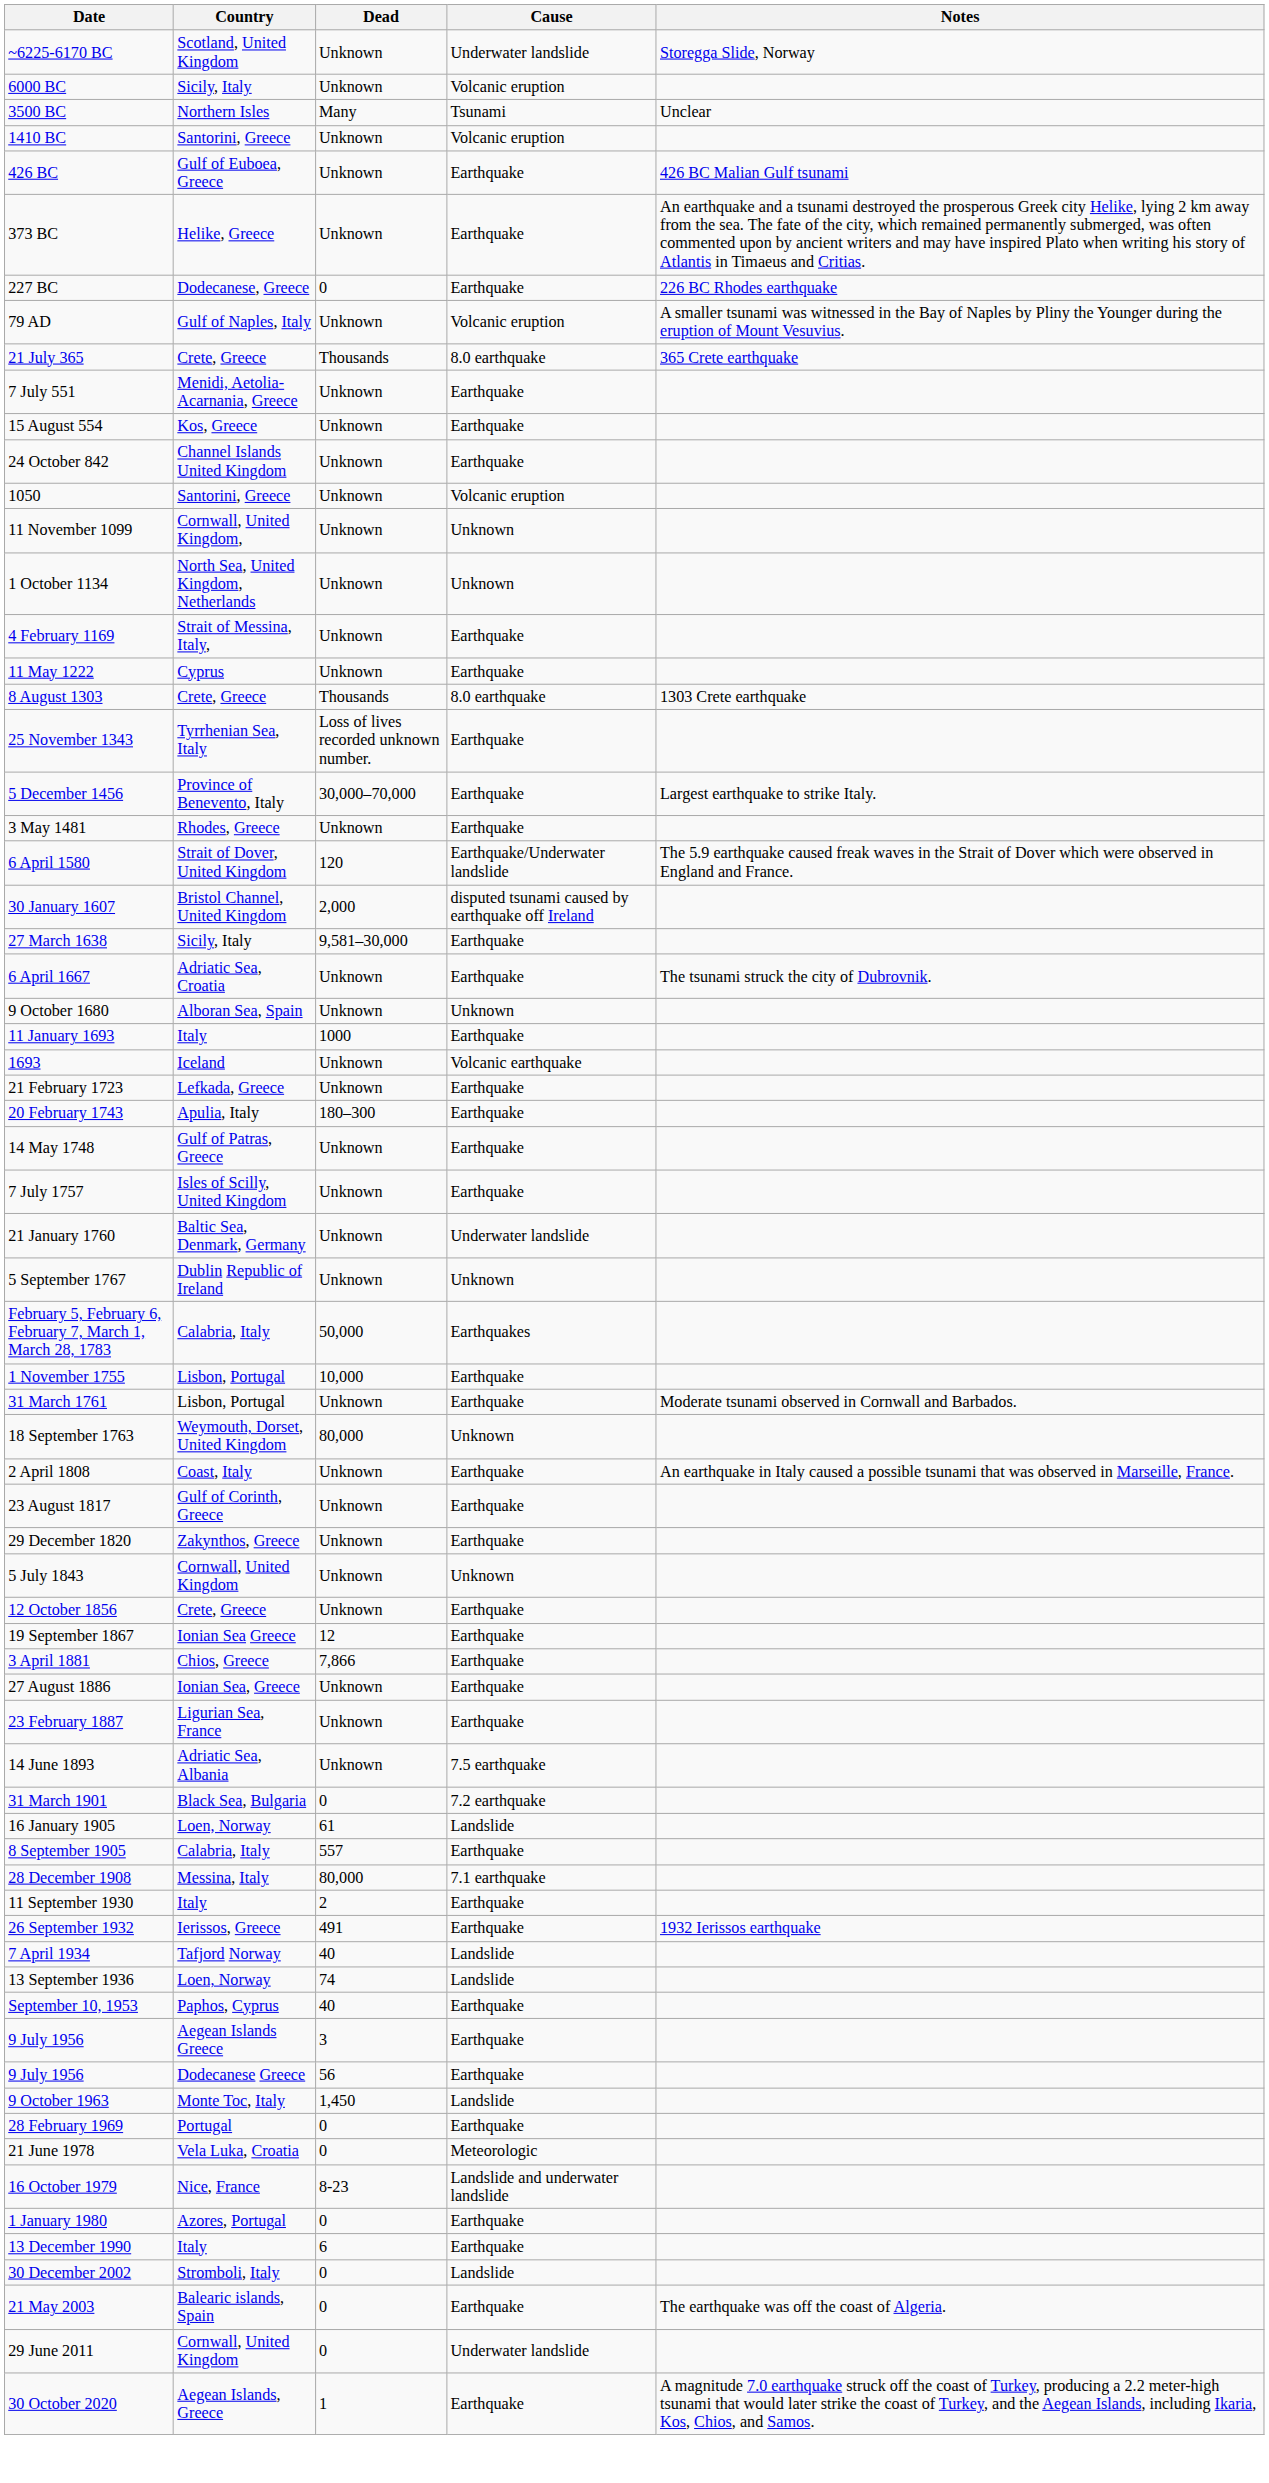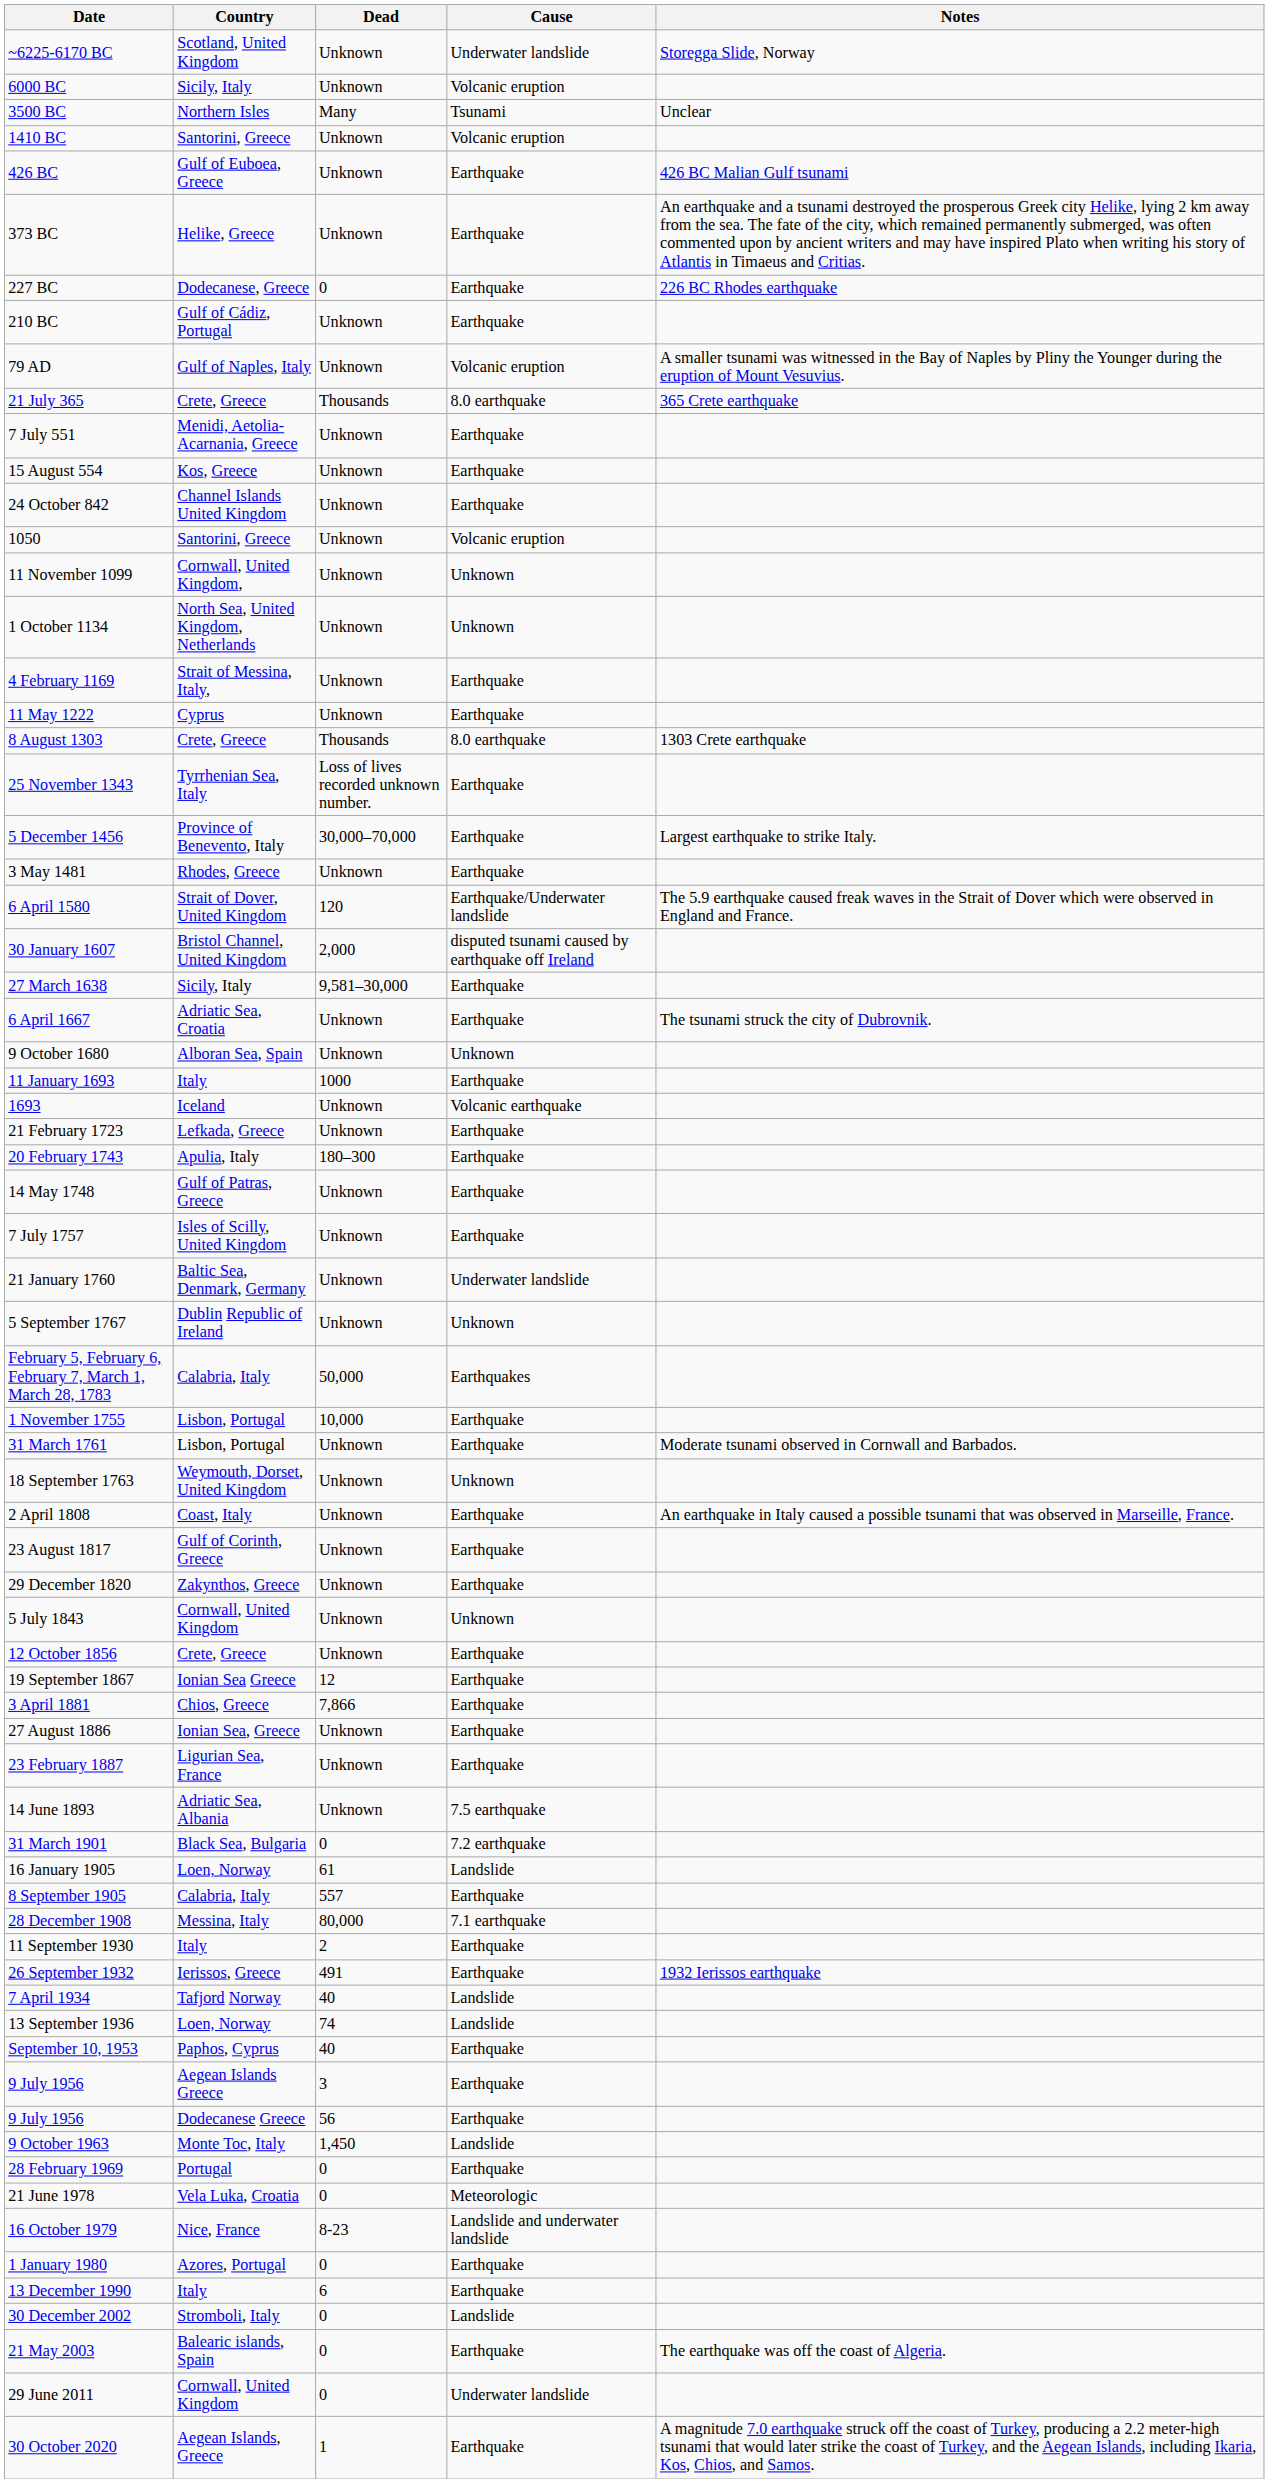+ row: (33, 322)
(341, 1436) 80,000 -> (351, 1480) Unknown
